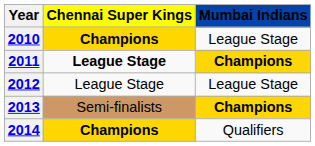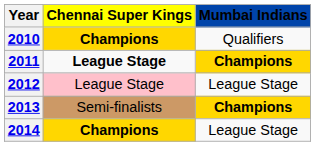(253, 38) League Stage -> (253, 38) Qualifiers
(119, 84) no background -> (119, 84) pink background
(253, 130) Qualifiers -> (253, 130) League Stage
